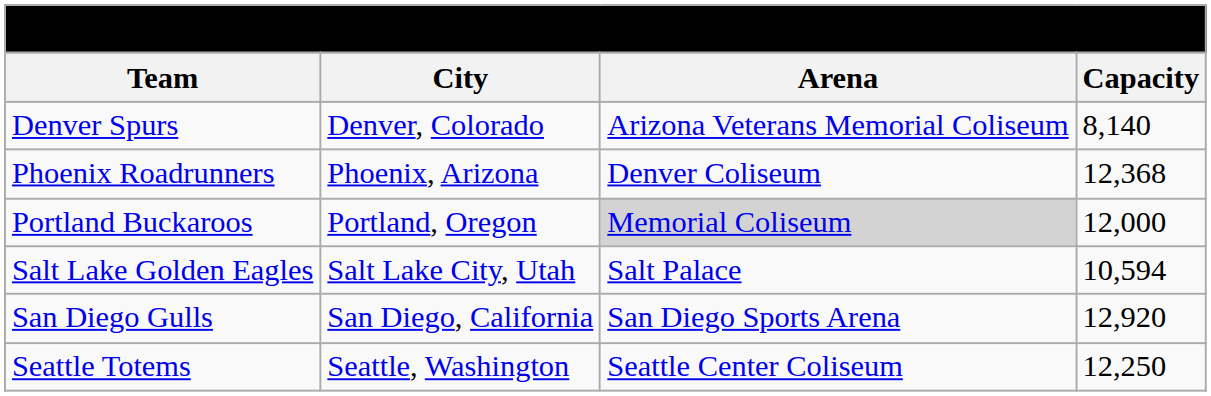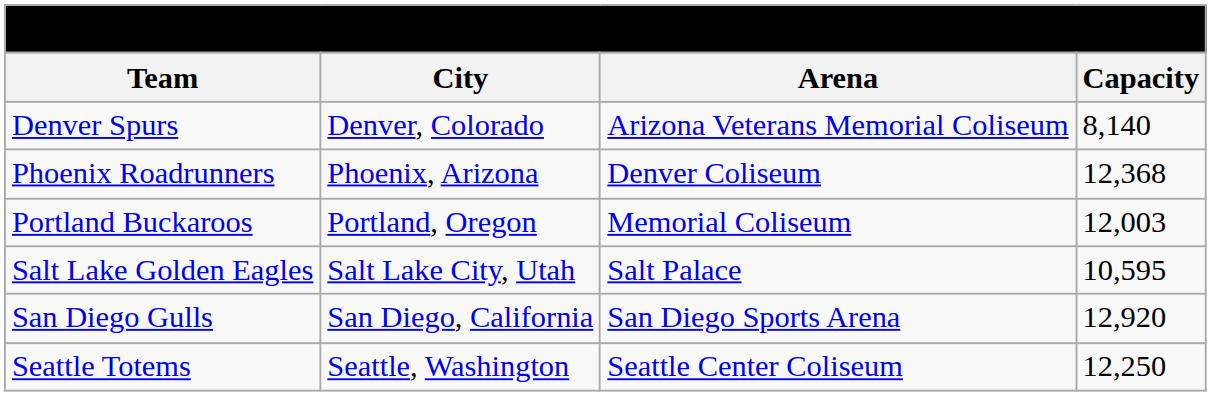(729, 221) lightgrey background -> (729, 221) no background
(1124, 221) 12,000 -> (1124, 221) 12,003
(1124, 269) 10,594 -> (1124, 269) 10,595
